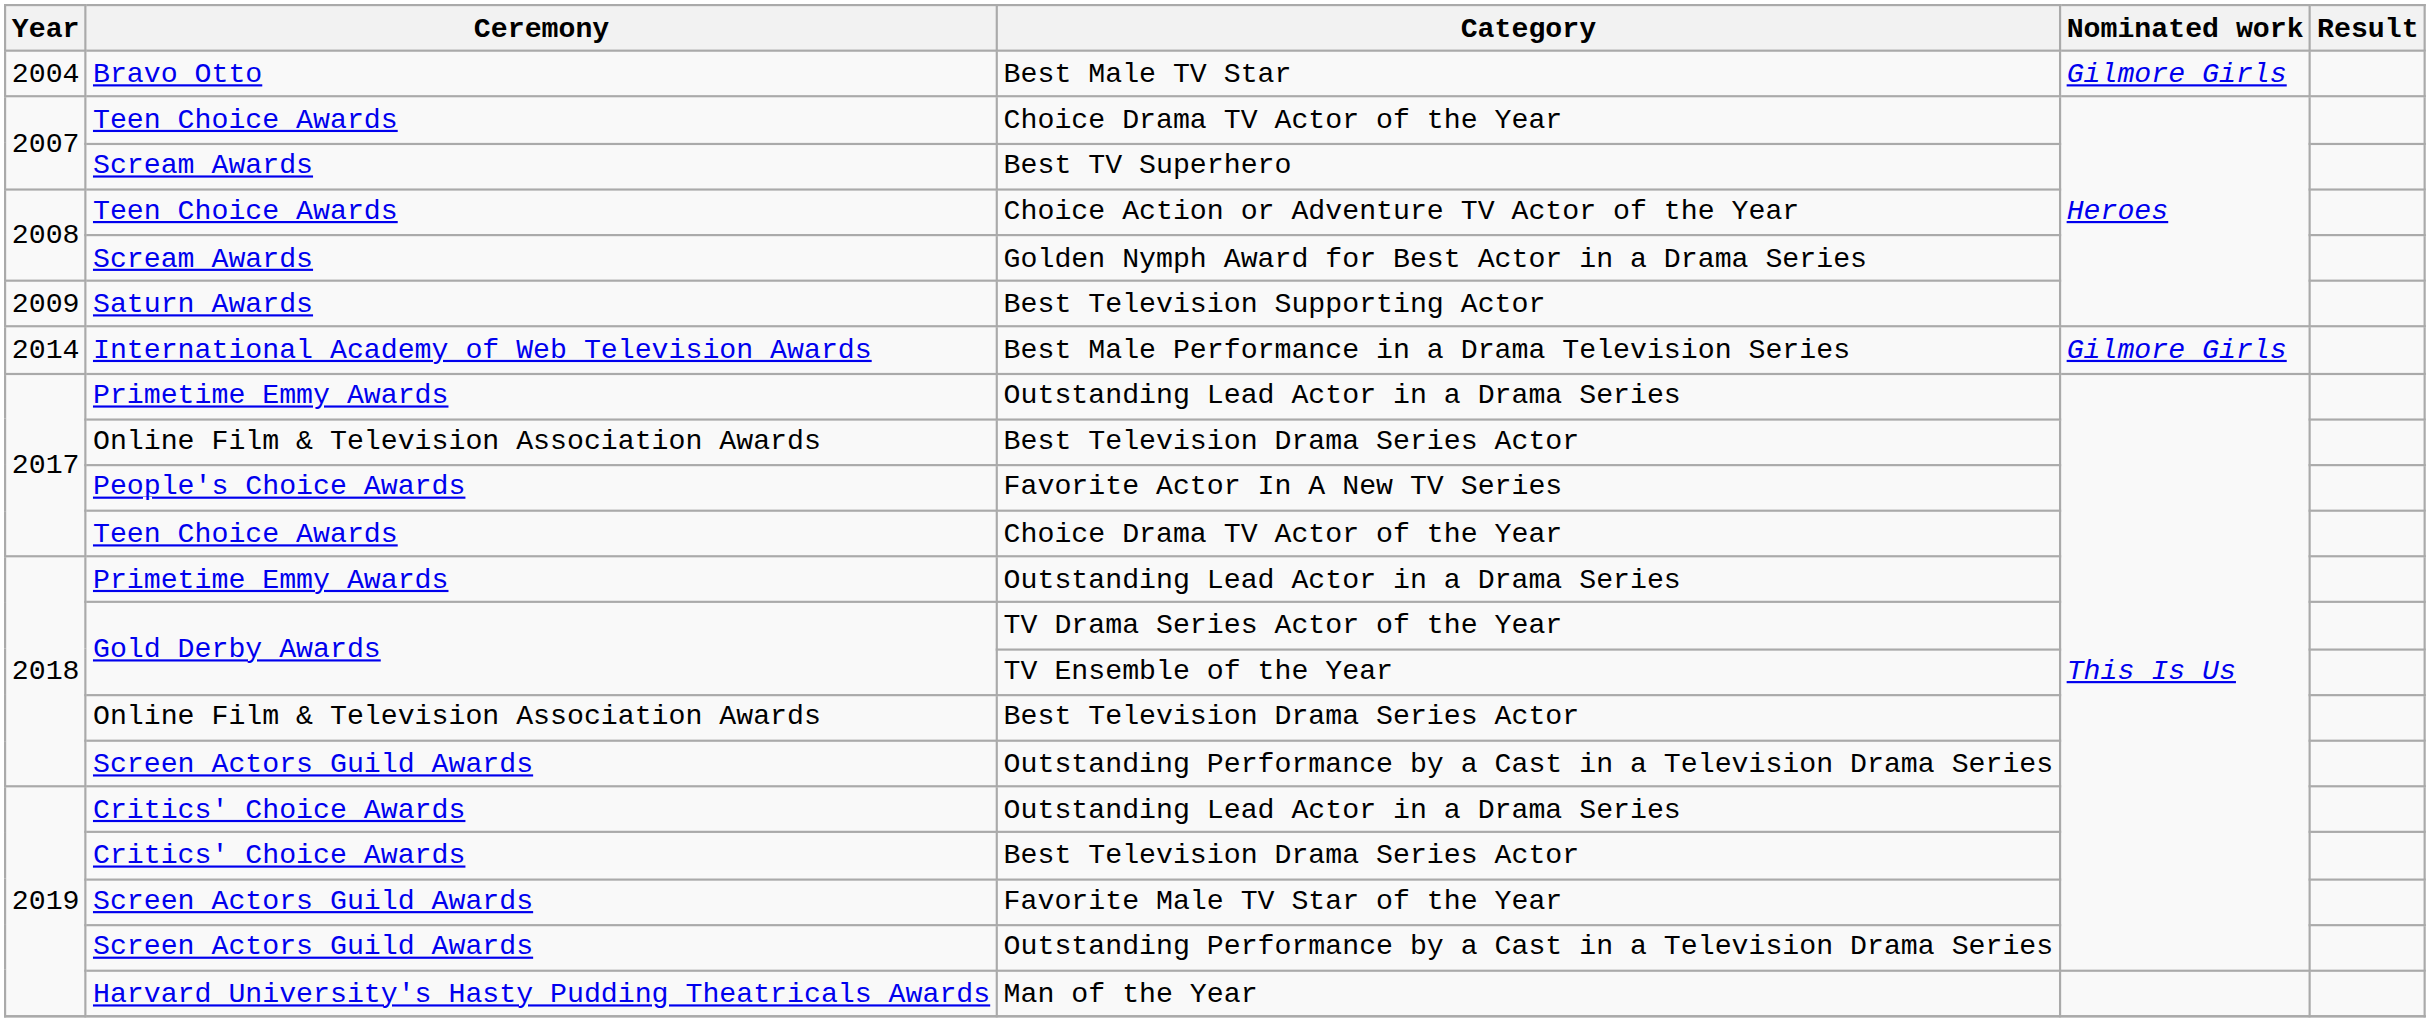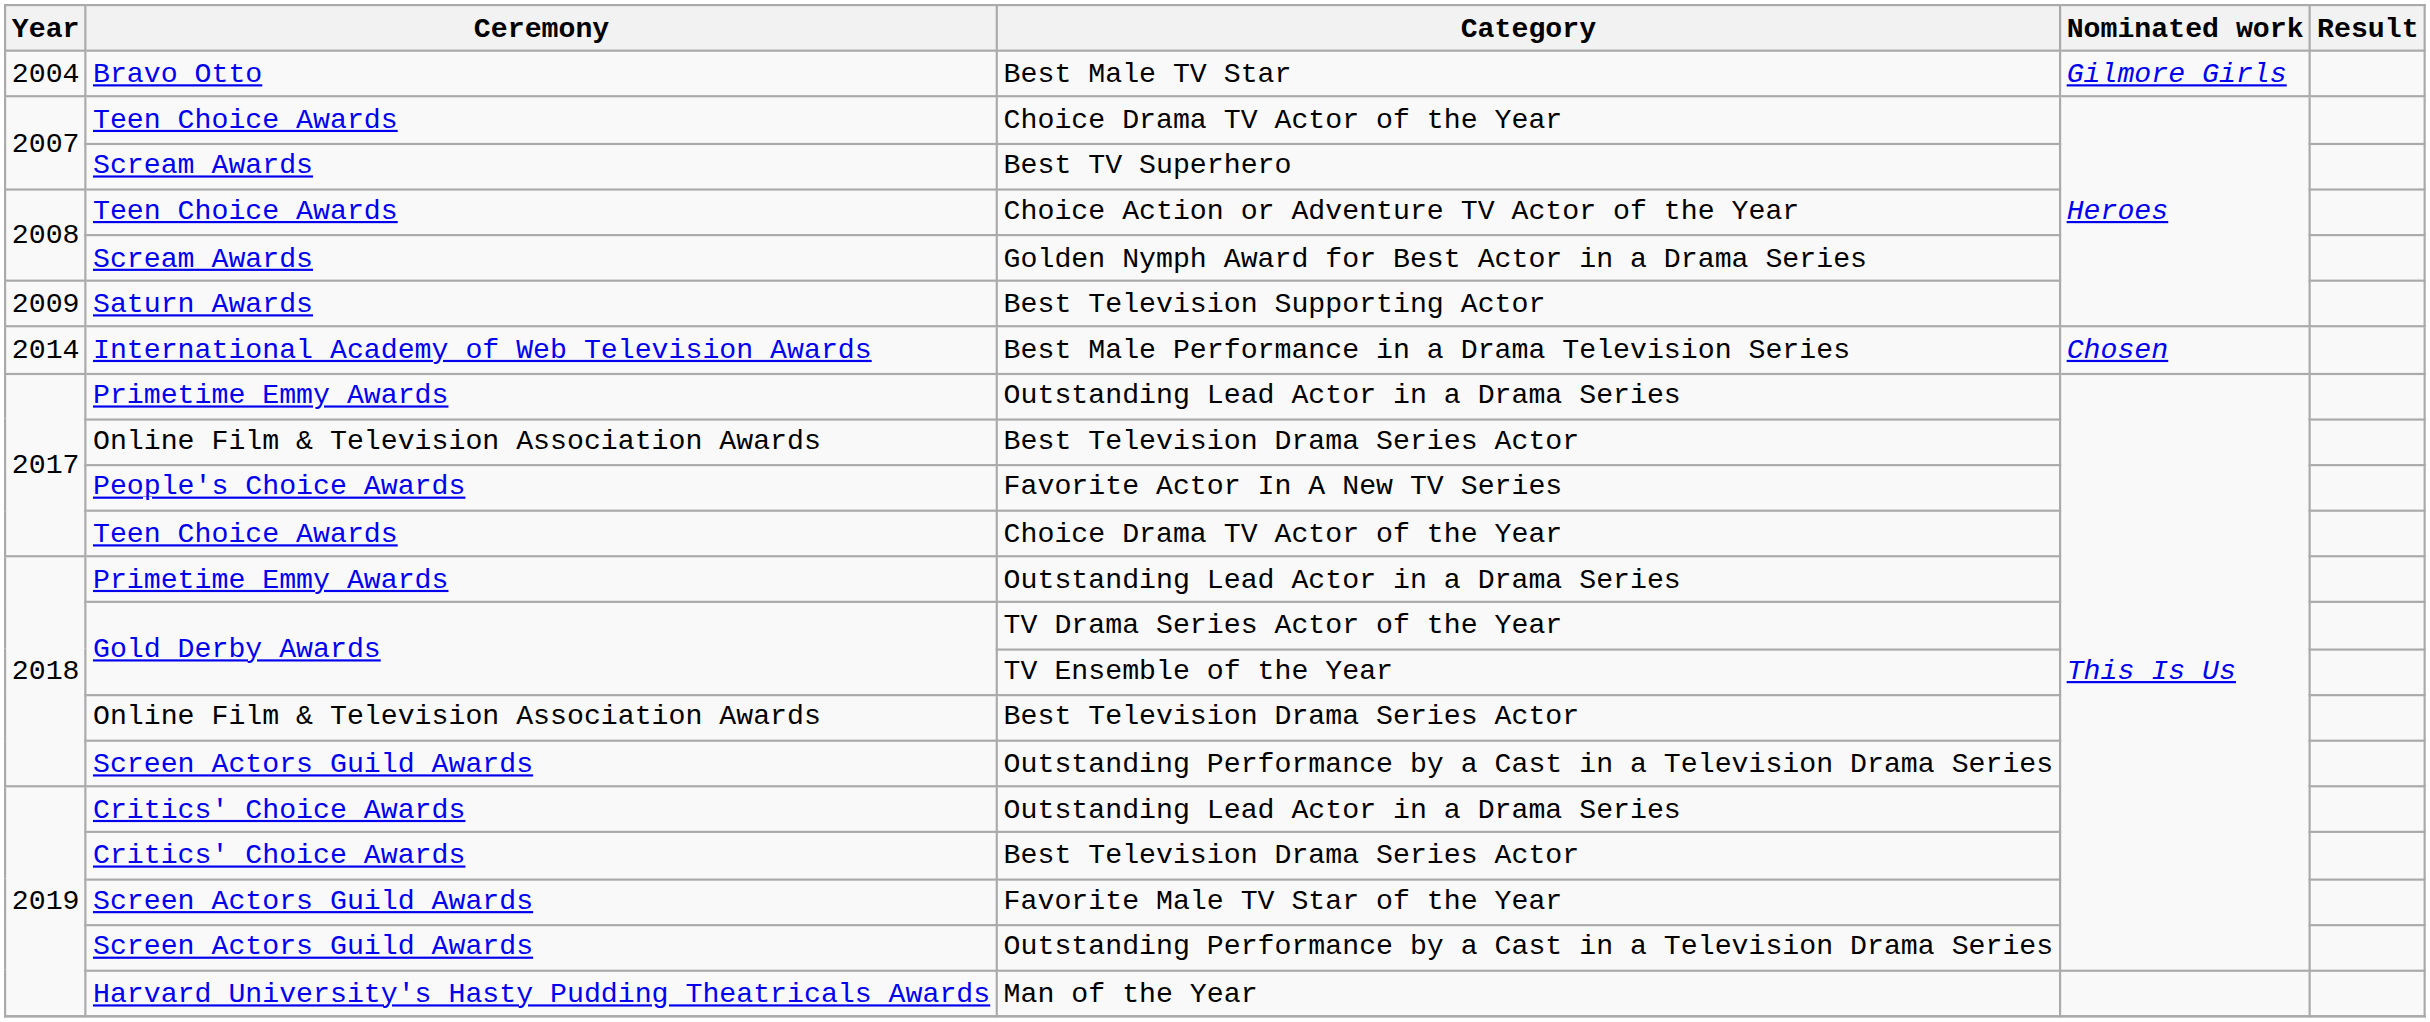(2177, 350) Gilmore Girls -> (2117, 350) Chosen
